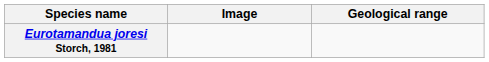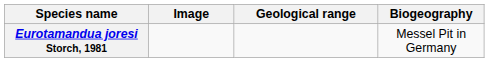+ column: (431, 14)
